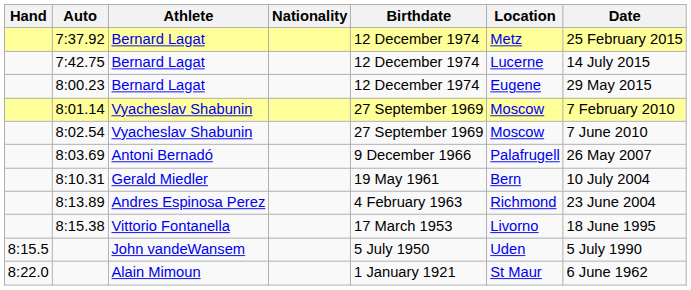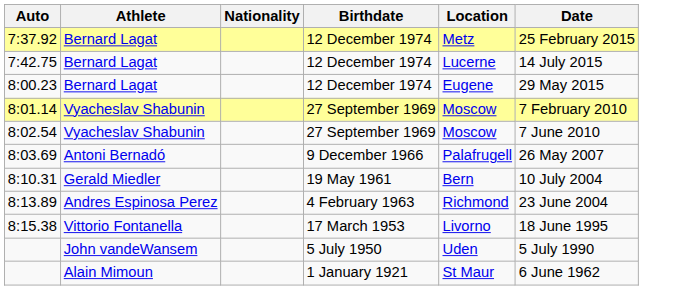- column: (28, 16)
